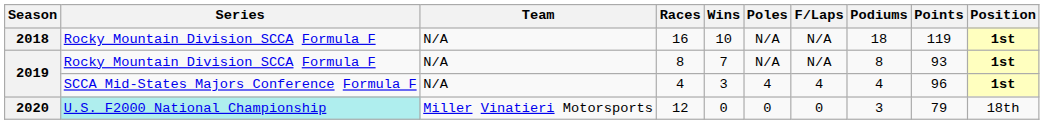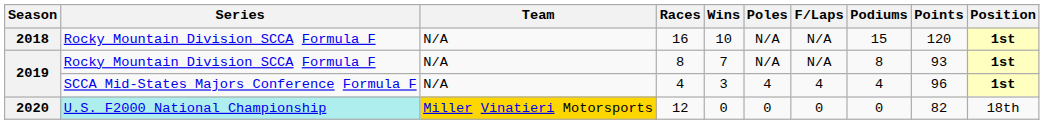(879, 39) 18 -> (879, 39) 15
(939, 39) 119 -> (939, 39) 120
(538, 108) no background -> (538, 108) gold background
(879, 108) 3 -> (879, 108) 0
(939, 108) 79 -> (939, 108) 82
